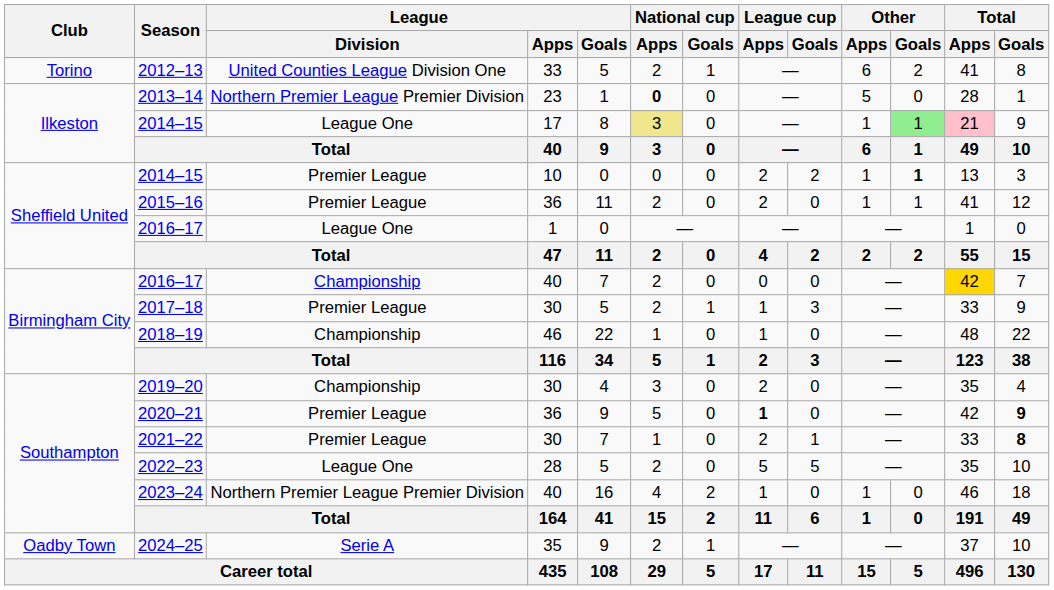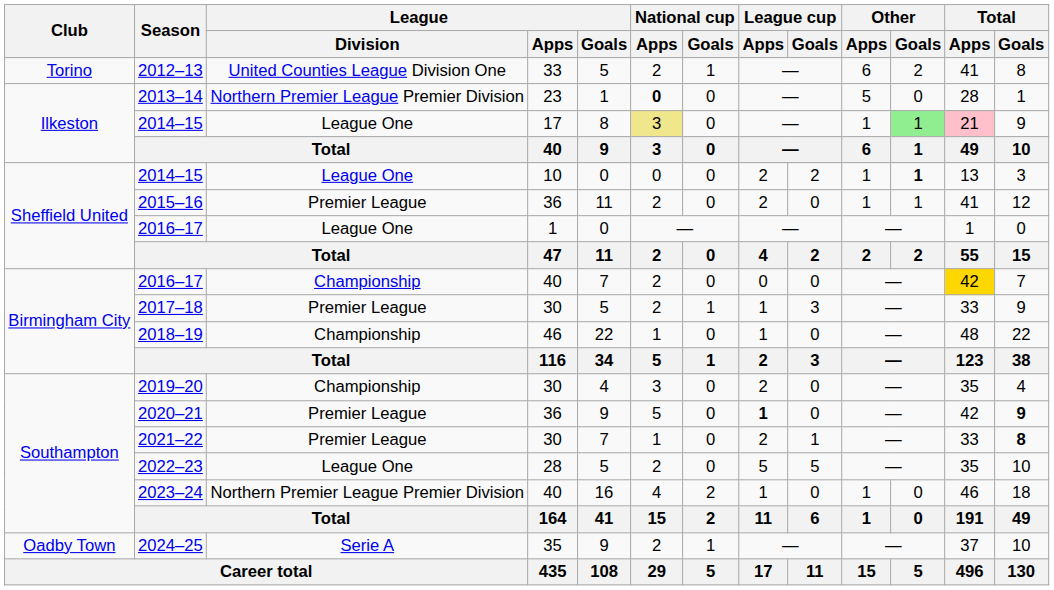(367, 176) Premier League -> (367, 176) League One
